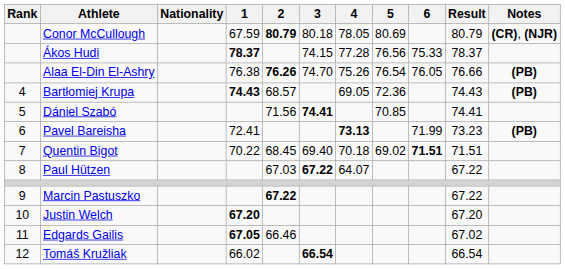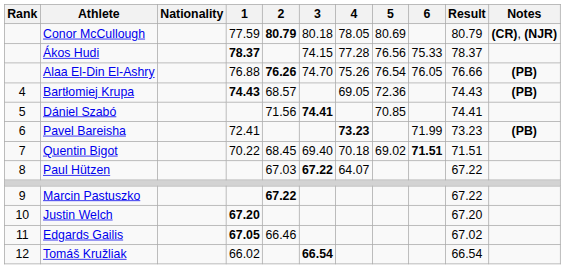(244, 33) 67.59 -> (244, 33) 77.59
(244, 72) 76.38 -> (244, 72) 76.88
(354, 131) 73.13 -> (354, 131) 73.23
